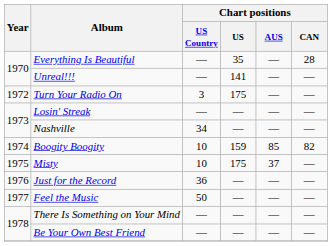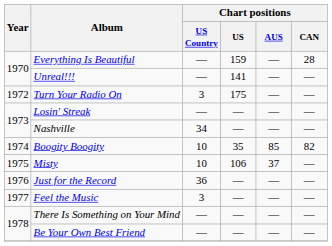(238, 59) 35 -> (238, 59) 159
(238, 146) 159 -> (238, 146) 35
(238, 163) 175 -> (238, 163) 106
(201, 197) 50 -> (201, 197) 3
